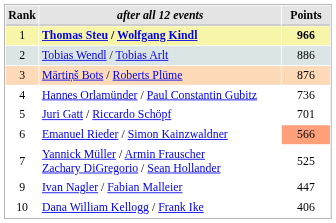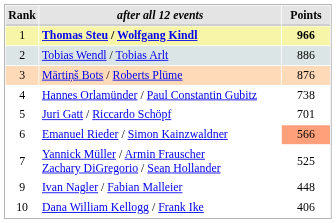(306, 95) 736 -> (306, 95) 738
(306, 188) 447 -> (306, 188) 448
